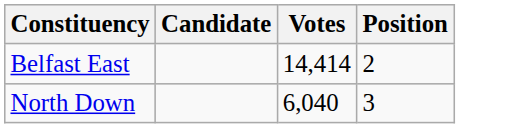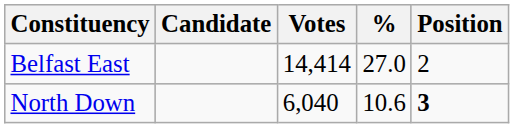+ column: (384, 24)
(369, 102) normal -> (423, 102) bold
